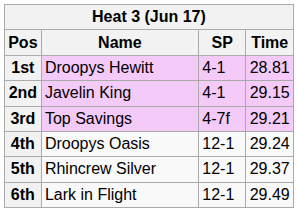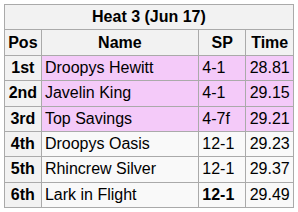(270, 144) 29.24 -> (270, 144) 29.23
(218, 194) normal -> (218, 194) bold
